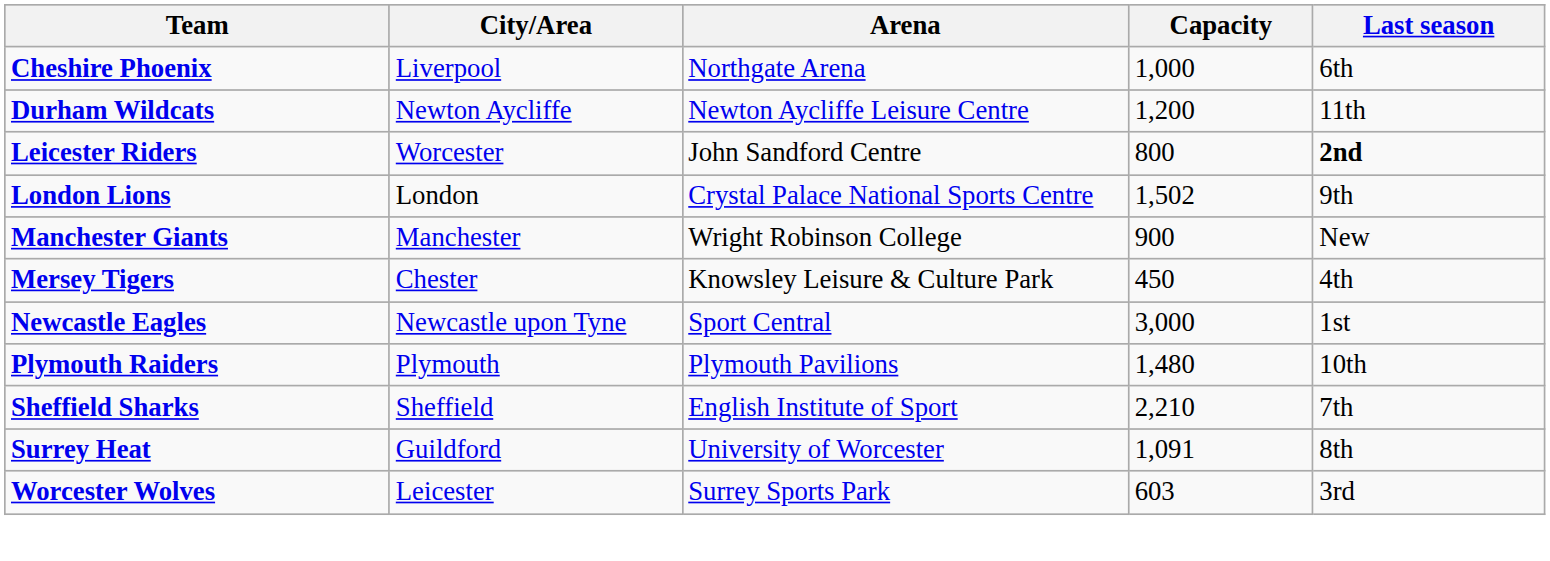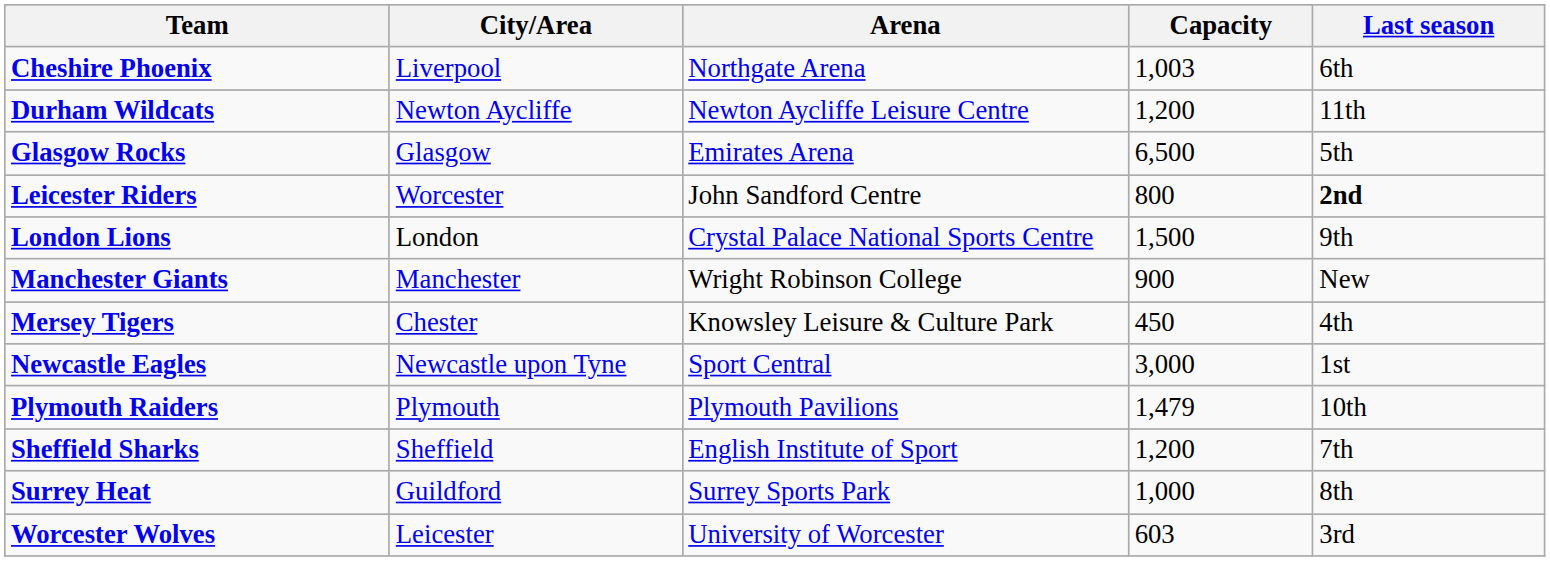(1165, 68) 1,000 -> (1165, 68) 1,003
+ row: (98, 152)
(1165, 195) 1,502 -> (1165, 237) 1,500
(1165, 364) 1,480 -> (1165, 407) 1,479
(1165, 407) 2,210 -> (1165, 449) 1,200
(816, 449) University of Worcester -> (789, 491) Surrey Sports Park
(1165, 449) 1,091 -> (1165, 491) 1,000
(789, 491) Surrey Sports Park -> (816, 534) University of Worcester
